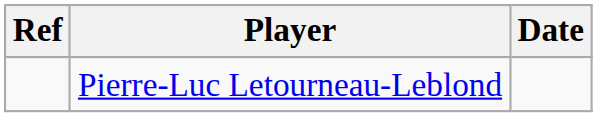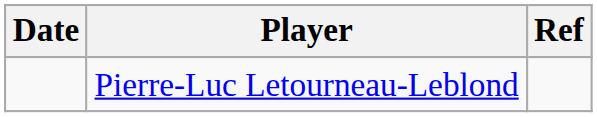columns swapped: (551, 30) <-> (38, 30)
